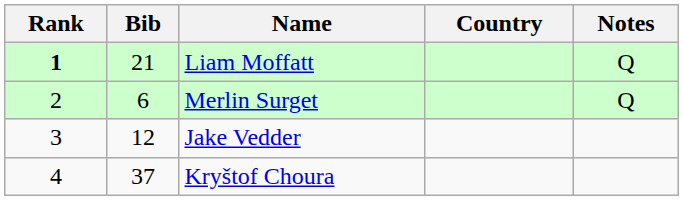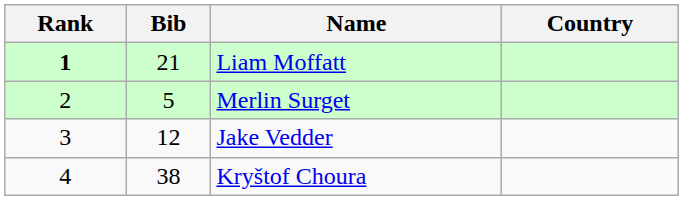- column: (626, 23)
(143, 99) 6 -> (168, 99) 5
(143, 175) 37 -> (168, 175) 38
